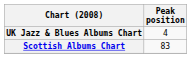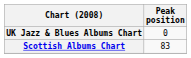(165, 33) 4 -> (165, 33) 0
